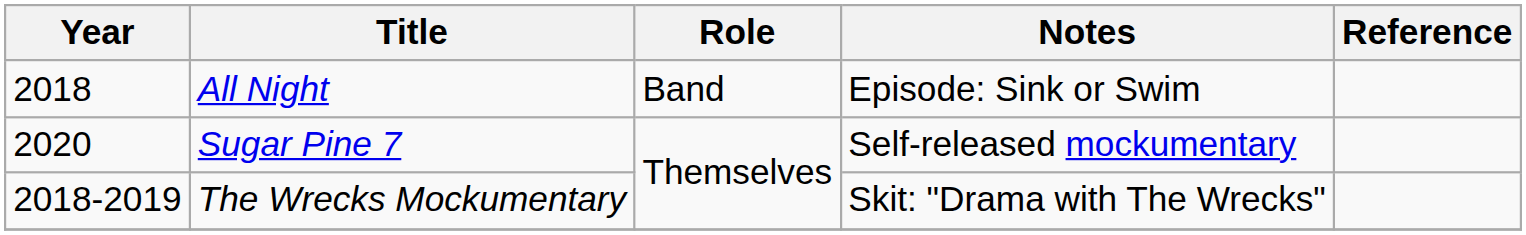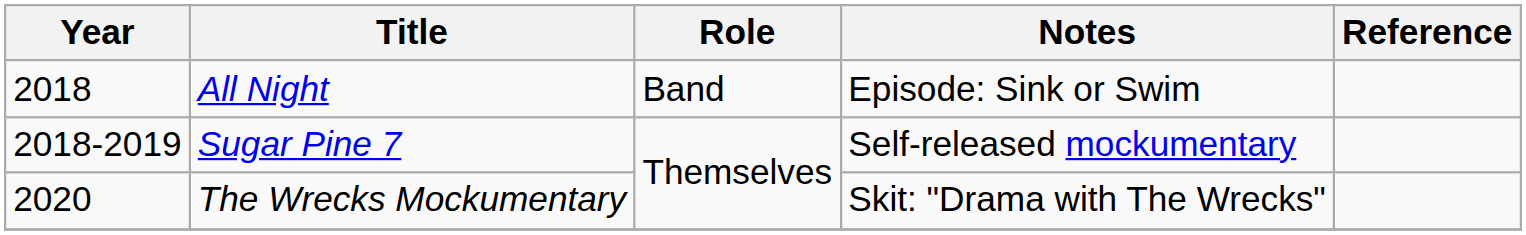(52, 144) 2020 -> (97, 144) 2018-2019
(97, 199) 2018-2019 -> (52, 199) 2020
